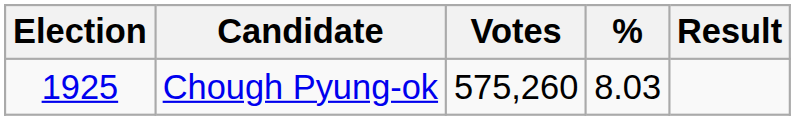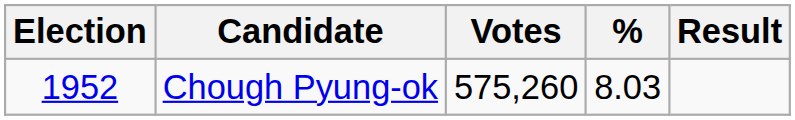(80, 86) 1925 -> (80, 86) 1952
